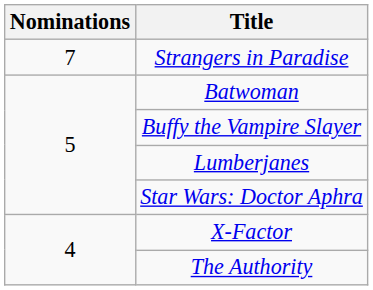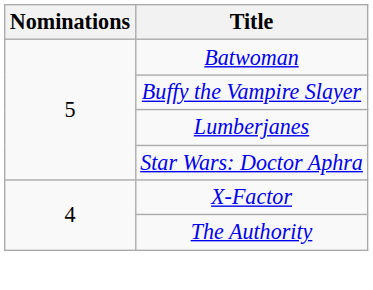- row: (252, 57)
